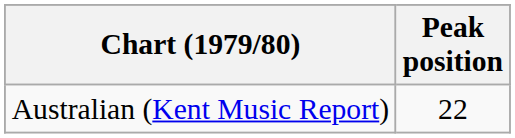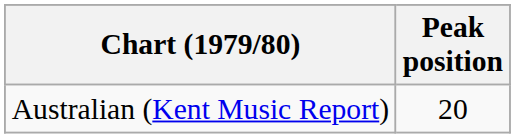(453, 108) 22 -> (453, 108) 20
